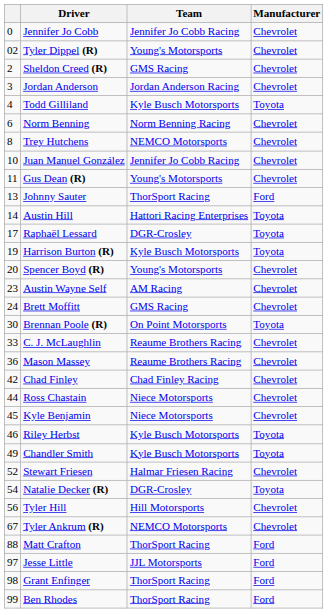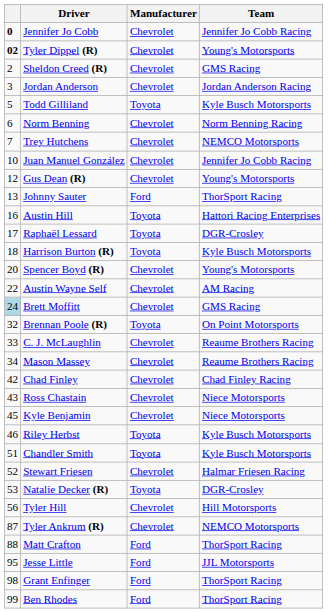columns swapped: (189, 13) <-> (287, 13)
(10, 32) normal -> (10, 32) bold
(12, 50) normal -> (12, 50) bold
(10, 105) 4 -> (10, 105) 5
(10, 141) 8 -> (10, 141) 7
(12, 178) 11 -> (12, 178) 12
(12, 215) 14 -> (12, 215) 16
(12, 251) 19 -> (12, 251) 18
(12, 288) 23 -> (12, 288) 22
(12, 306) no background -> (12, 306) lightblue background
(12, 324) 30 -> (12, 324) 32
(12, 361) 36 -> (12, 361) 34
(12, 398) 44 -> (12, 398) 43
(12, 452) 49 -> (12, 452) 51
(12, 489) 54 -> (12, 489) 53
(12, 526) 67 -> (12, 526) 87
(12, 562) 97 -> (12, 562) 95
